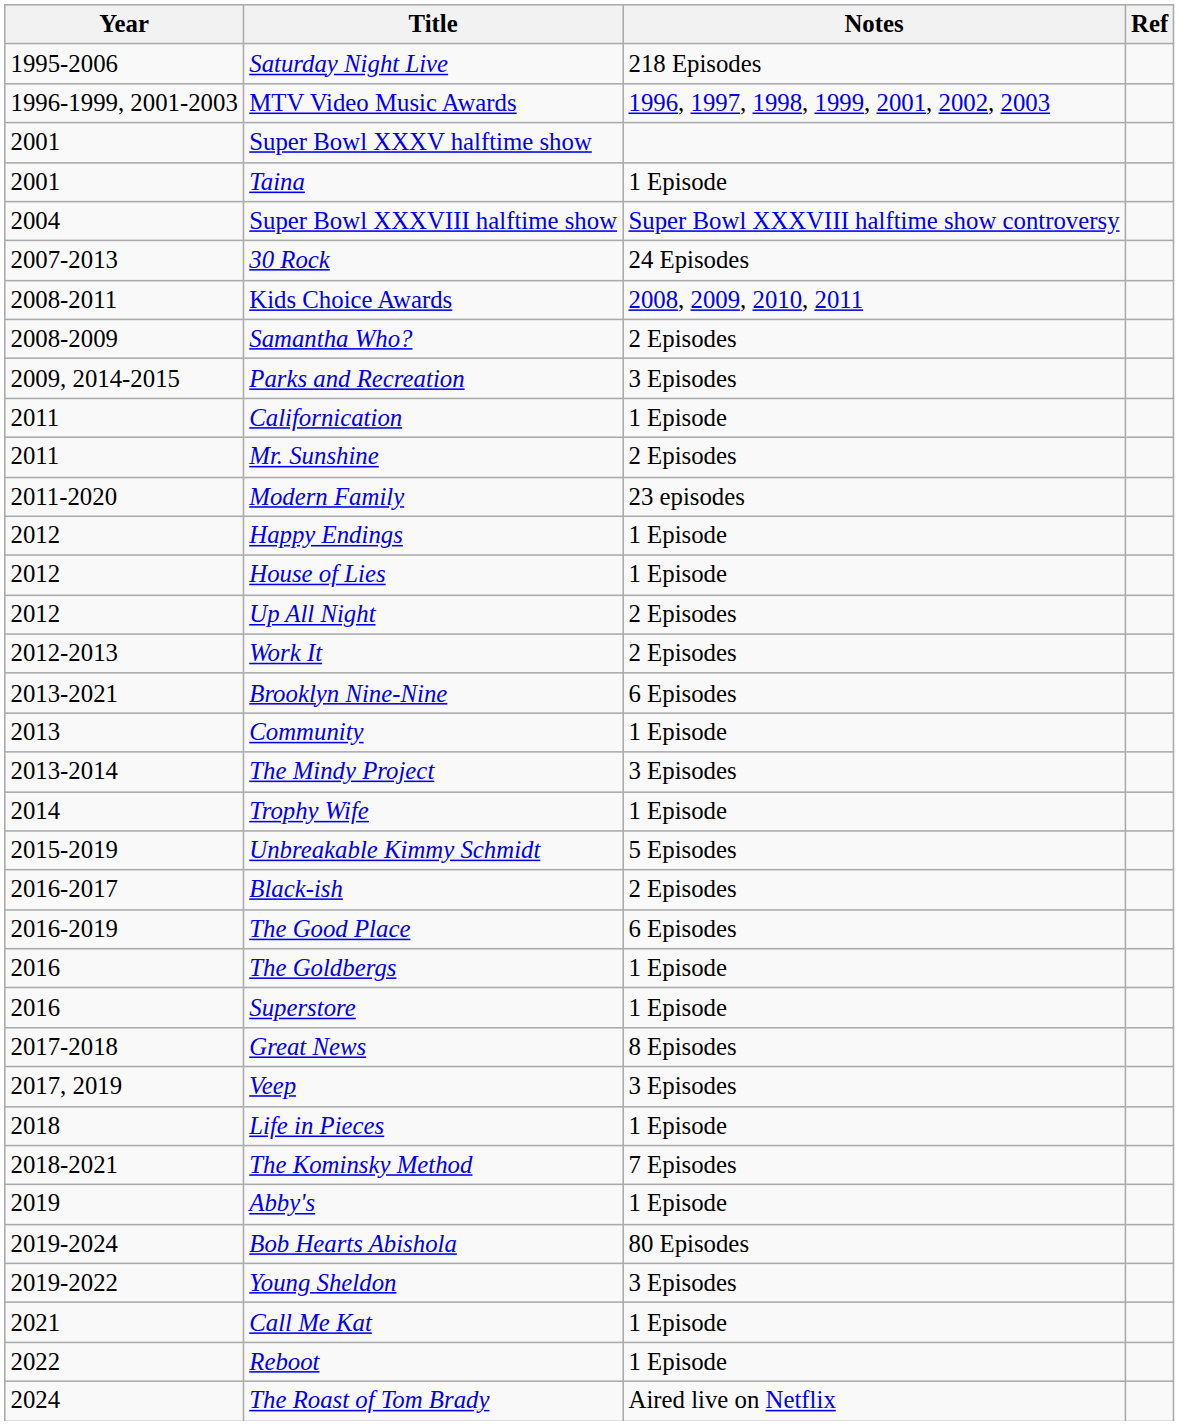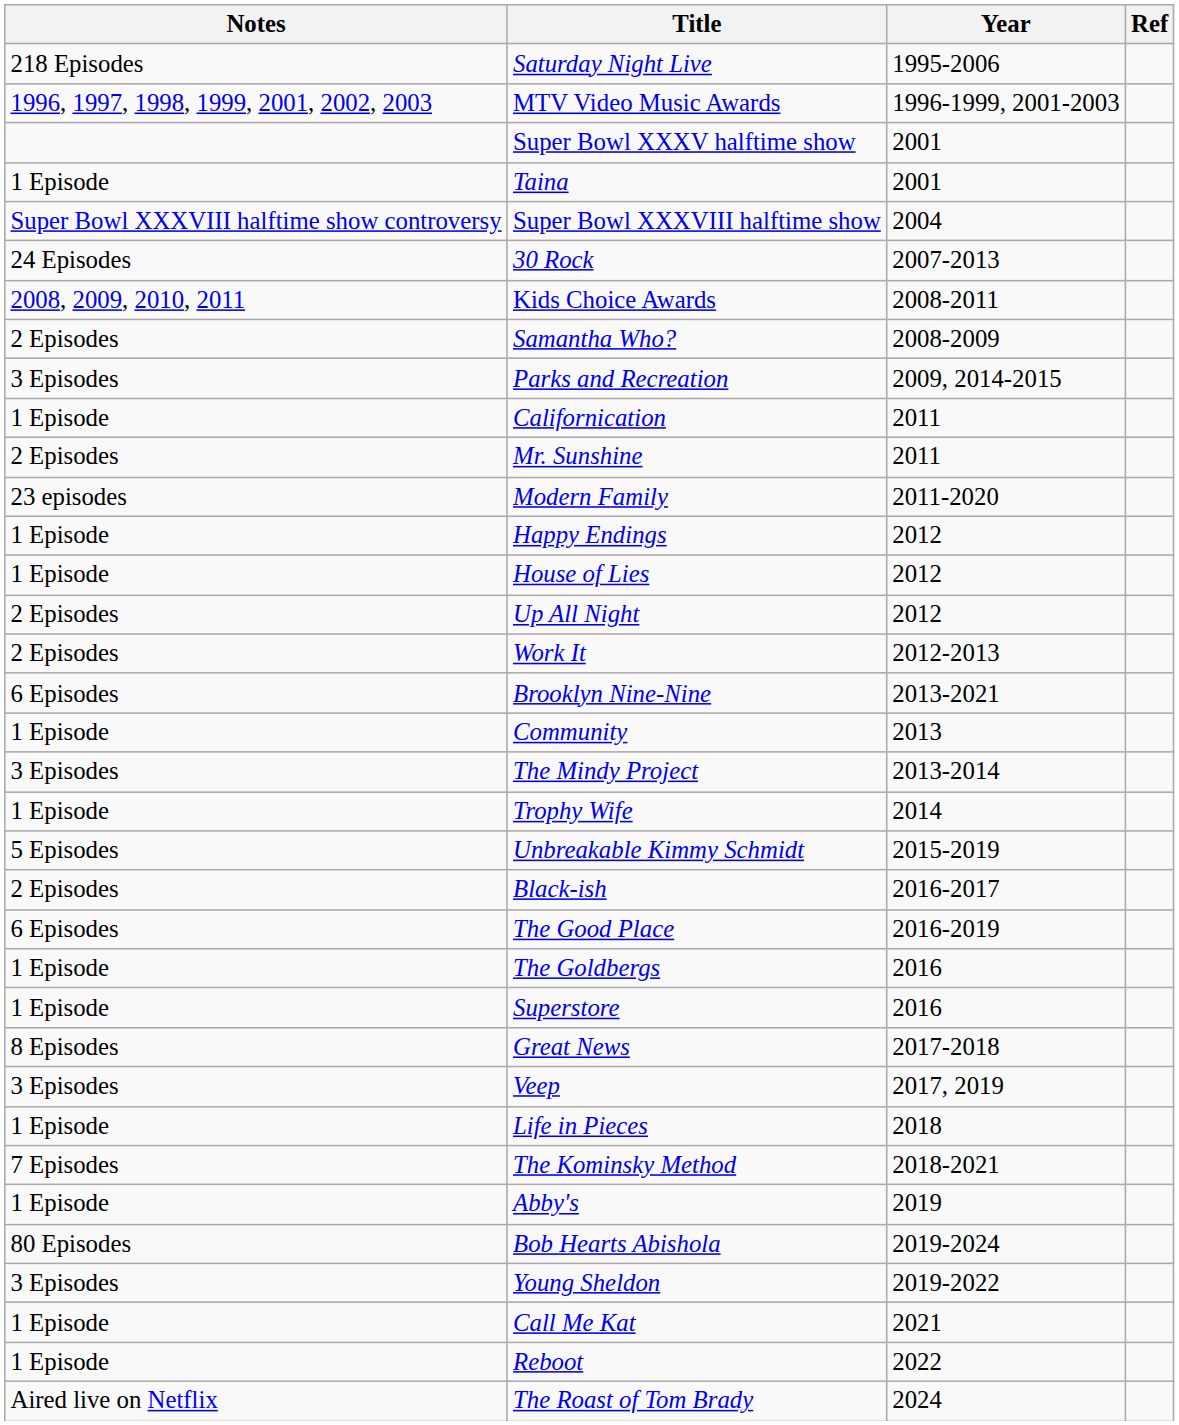columns swapped: (124, 24) <-> (874, 24)
